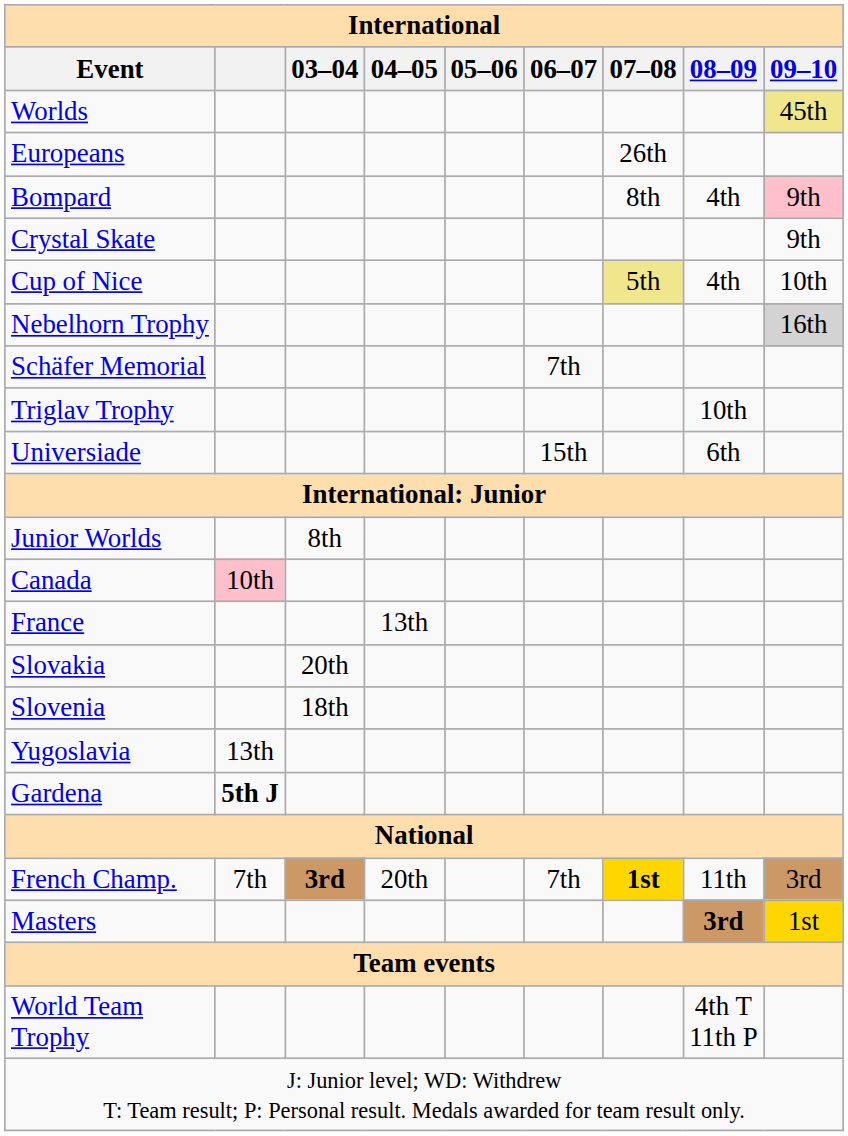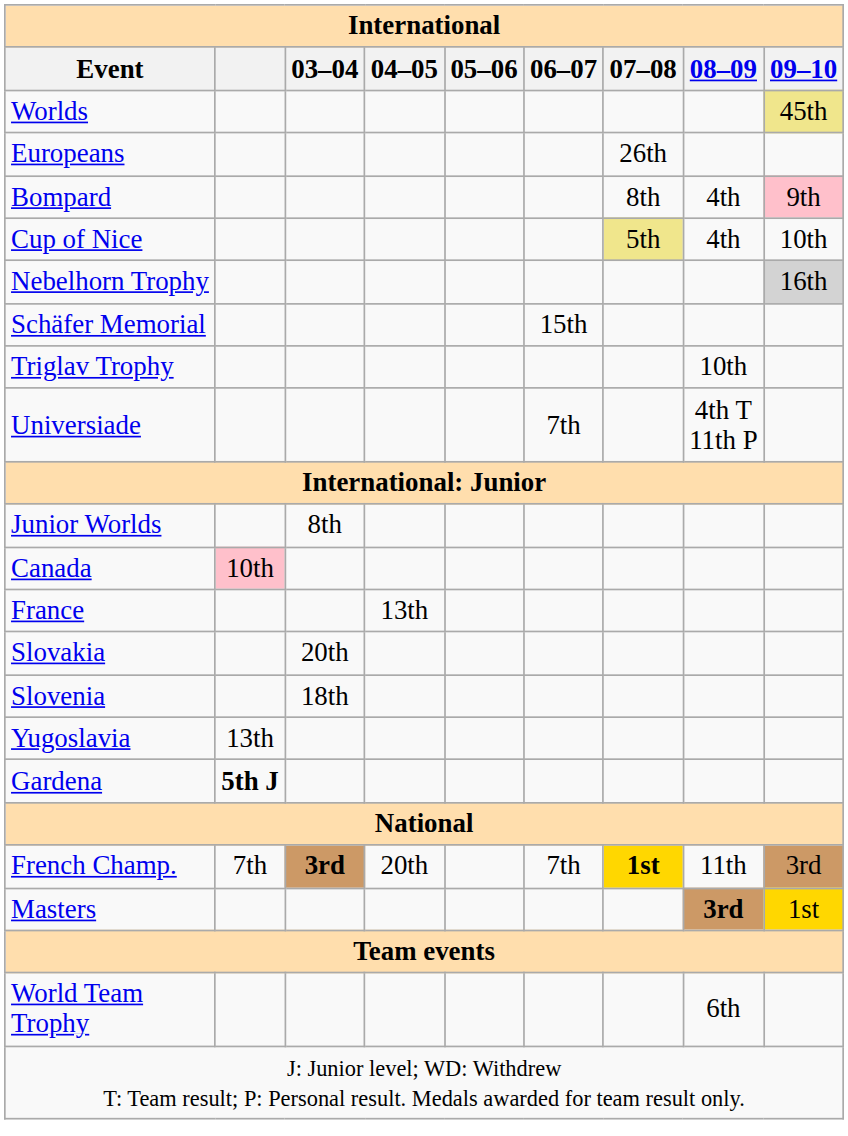- row: (83, 238)
(564, 366) 7th -> (564, 324) 15th
(564, 452) 15th -> (564, 424) 7th
(723, 452) 6th -> (723, 424) 4th T 11th P
(723, 1021) 4th T 11th P -> (723, 1009) 6th
